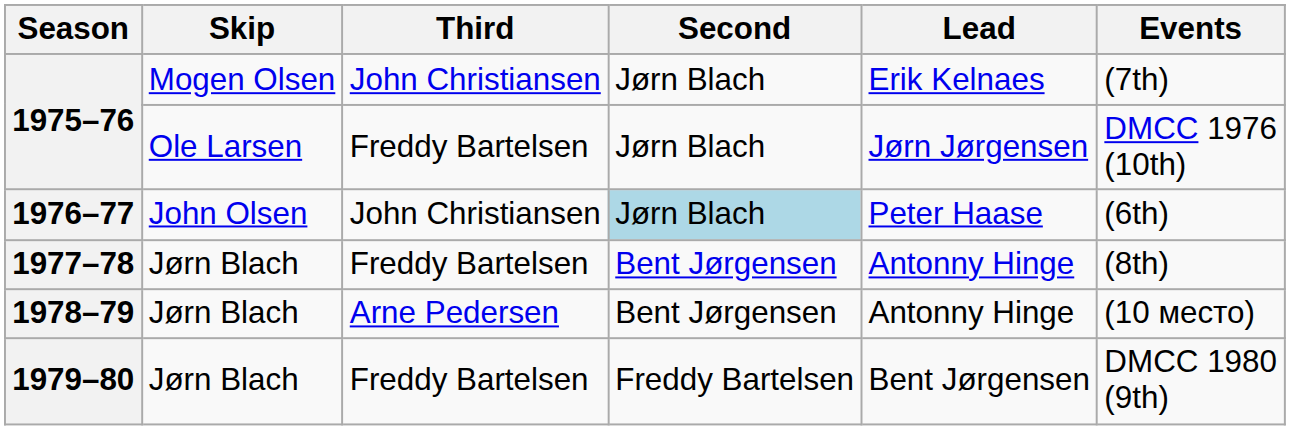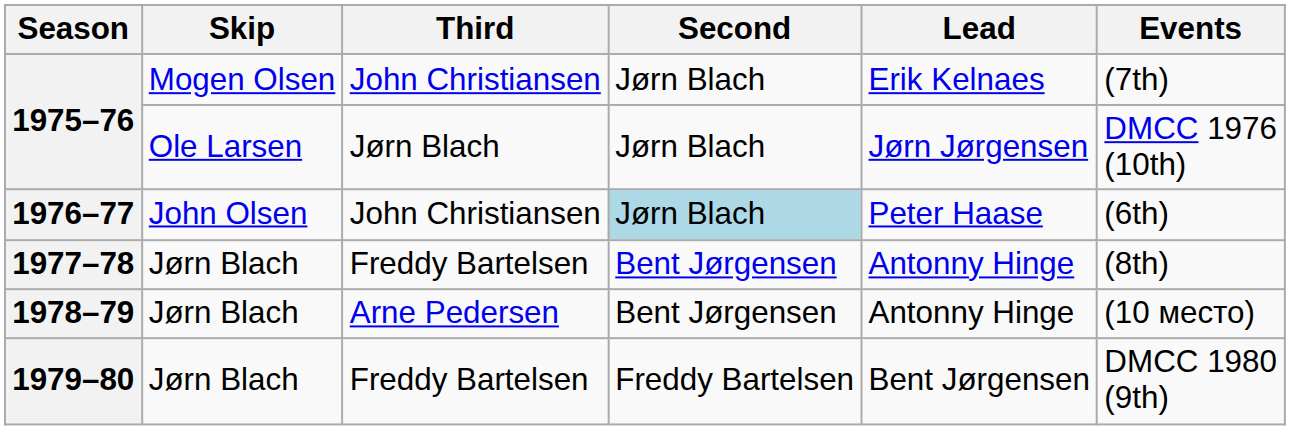(469, 146) Freddy Bartelsen -> (425, 146) Jørn Blach
